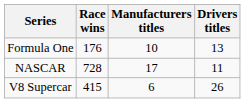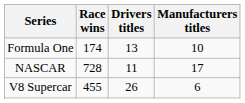columns swapped: (151, 21) <-> (217, 21)
(92, 48) 176 -> (92, 48) 174
(92, 87) 415 -> (92, 87) 455
